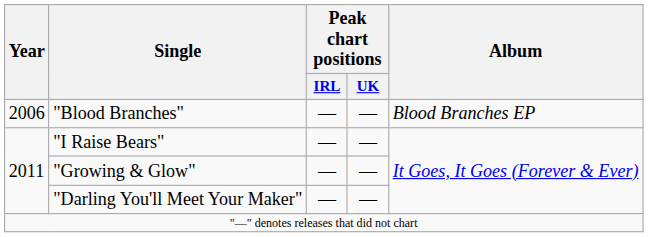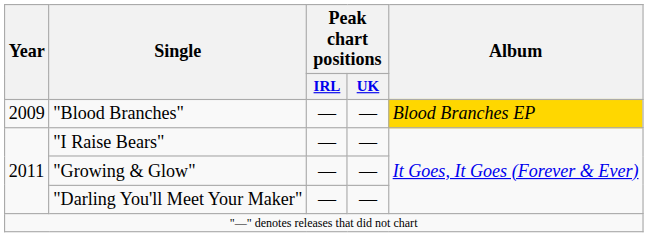(27, 113) 2006 -> (27, 113) 2009
(464, 113) no background -> (464, 113) gold background
